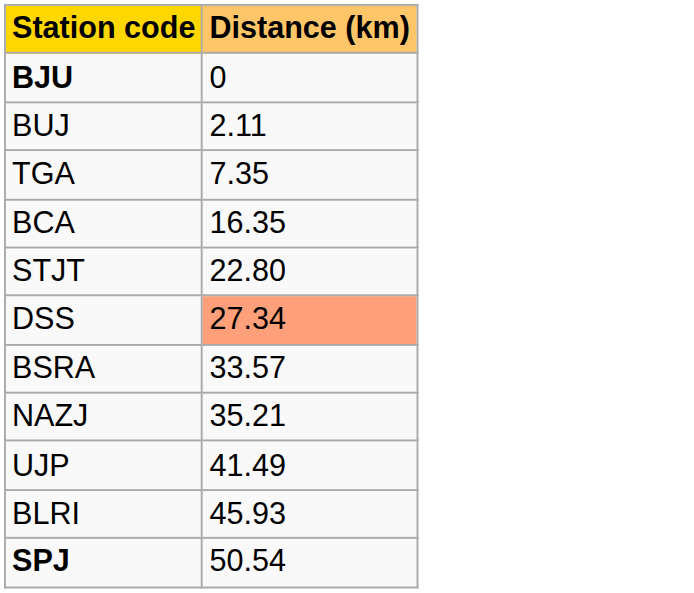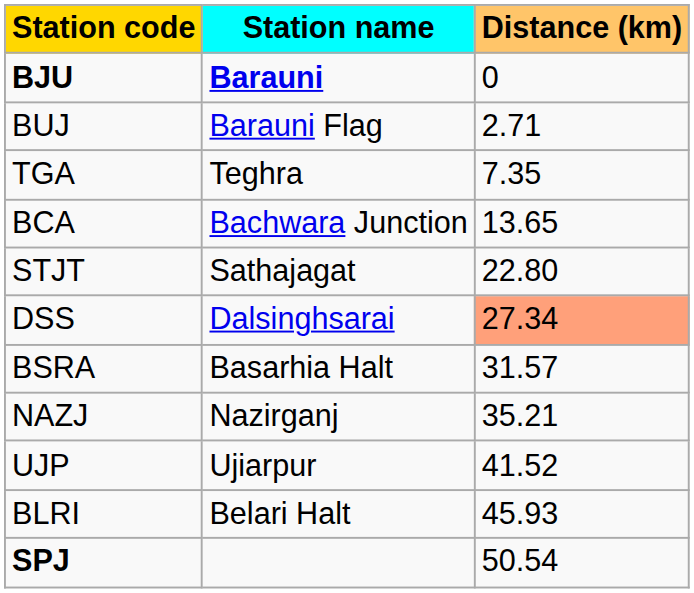+ column: (339, 28)
(238, 125) 2.11 -> (512, 125) 2.71
(248, 222) 16.35 -> (520, 222) 13.65
(248, 367) 33.57 -> (520, 367) 31.57
(248, 464) 41.49 -> (520, 464) 41.52
